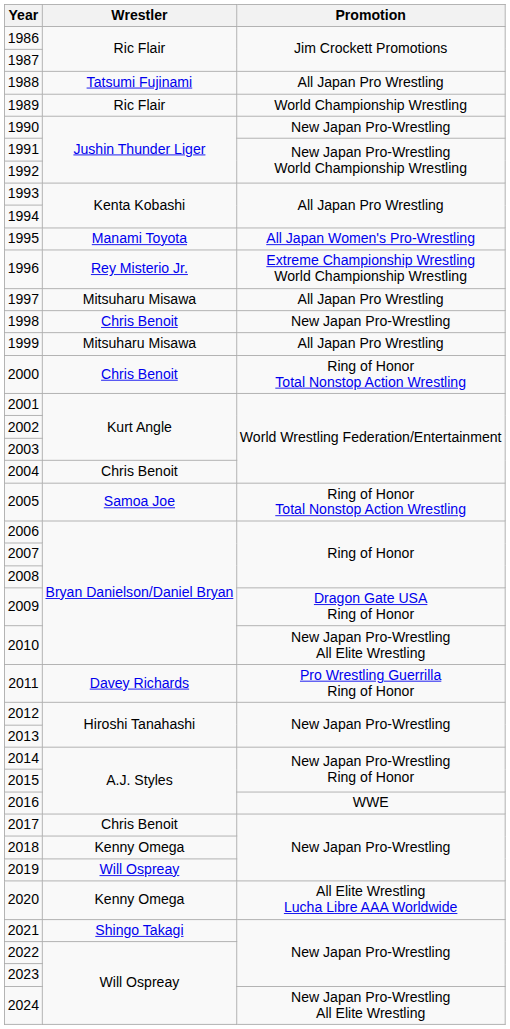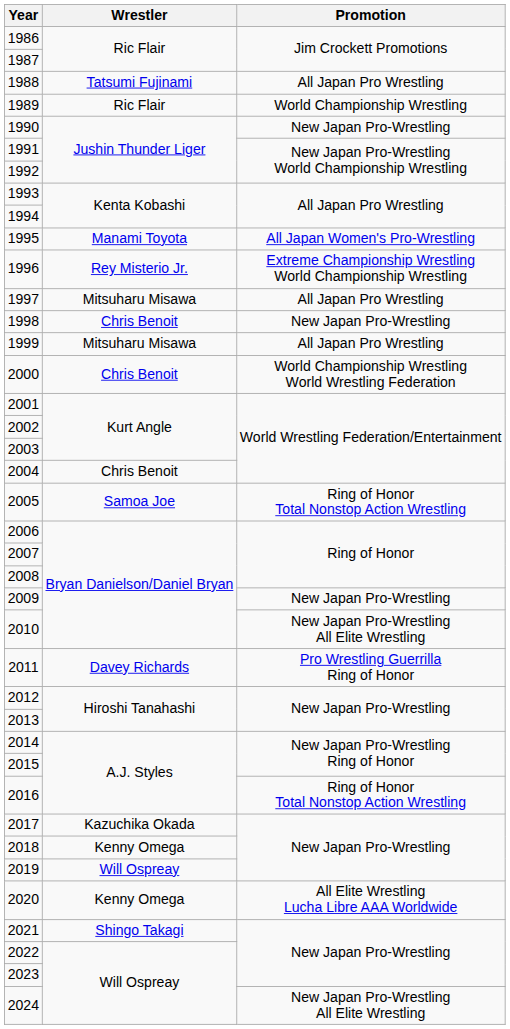(371, 374) Ring of Honor Total Nonstop Action Wrestling -> (371, 374) World Championship Wrestling World Wrestling Federation
(371, 607) Dragon Gate USA Ring of Honor -> (371, 599) New Japan Pro-Wrestling
(371, 802) WWE -> (371, 795) Ring of Honor Total Nonstop Action Wrestling
(139, 825) Chris Benoit -> (139, 825) Kazuchika Okada
